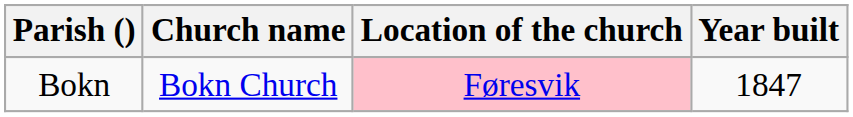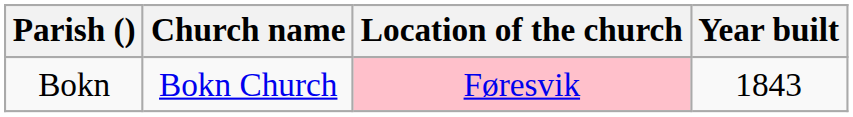(769, 83) 1847 -> (769, 83) 1843
